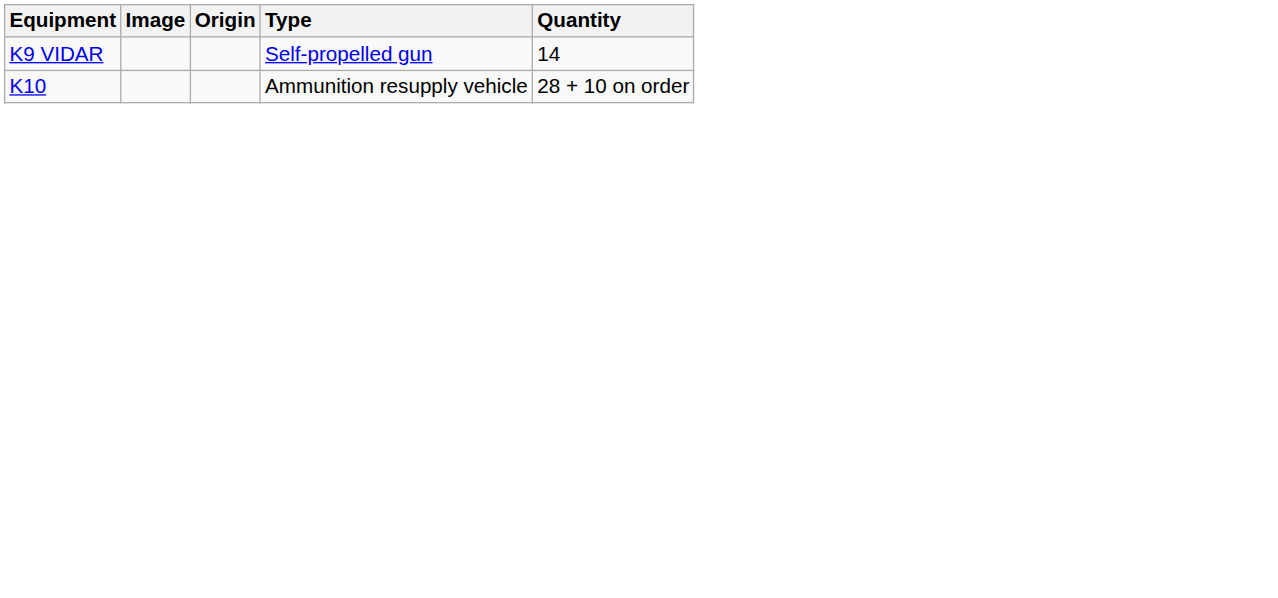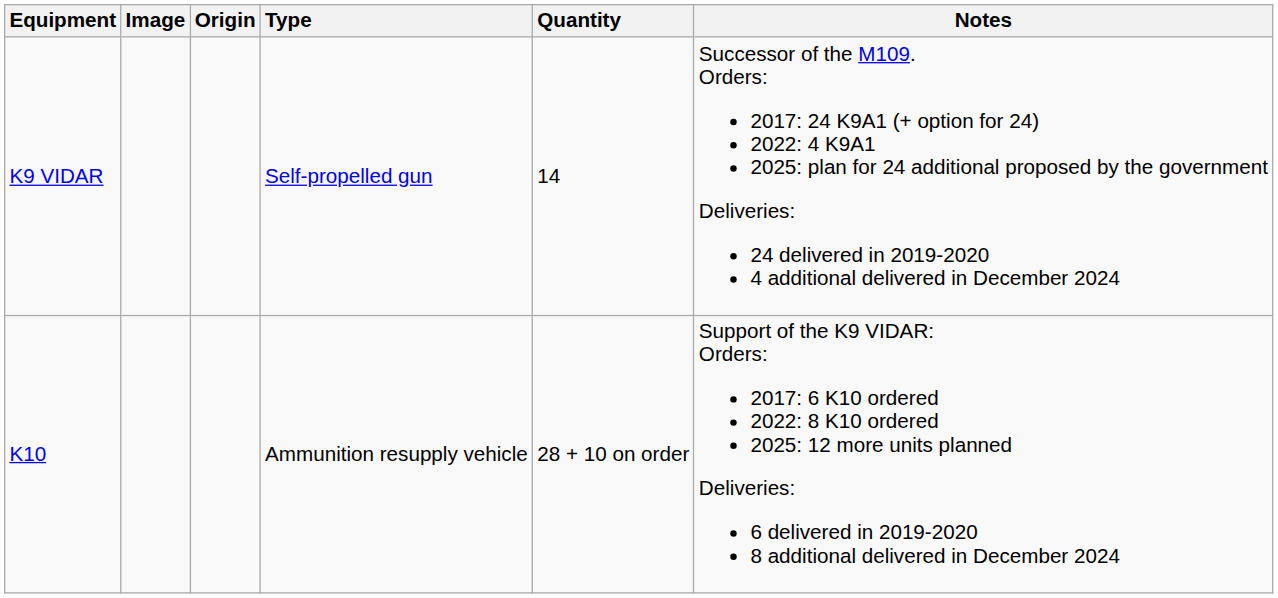+ column: (983, 20)
